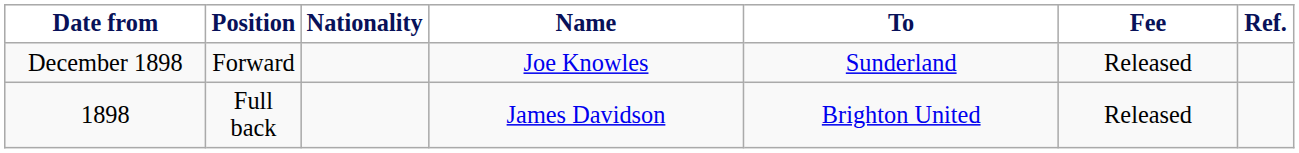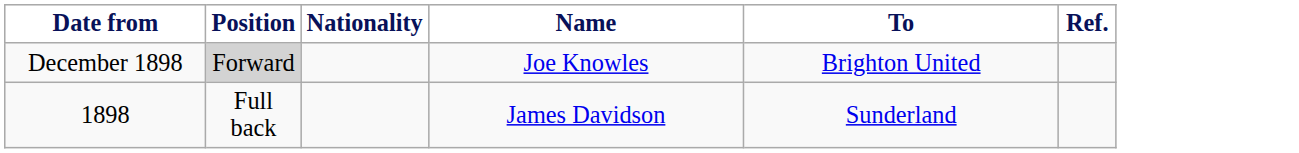- column: (1148, 23)
(253, 62) no background -> (253, 62) lightgrey background
(901, 62) Sunderland -> (901, 62) Brighton United
(901, 114) Brighton United -> (901, 114) Sunderland
